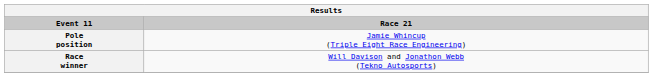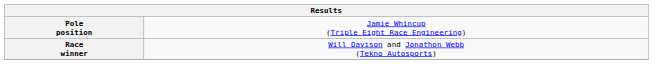- row: (74, 23)
